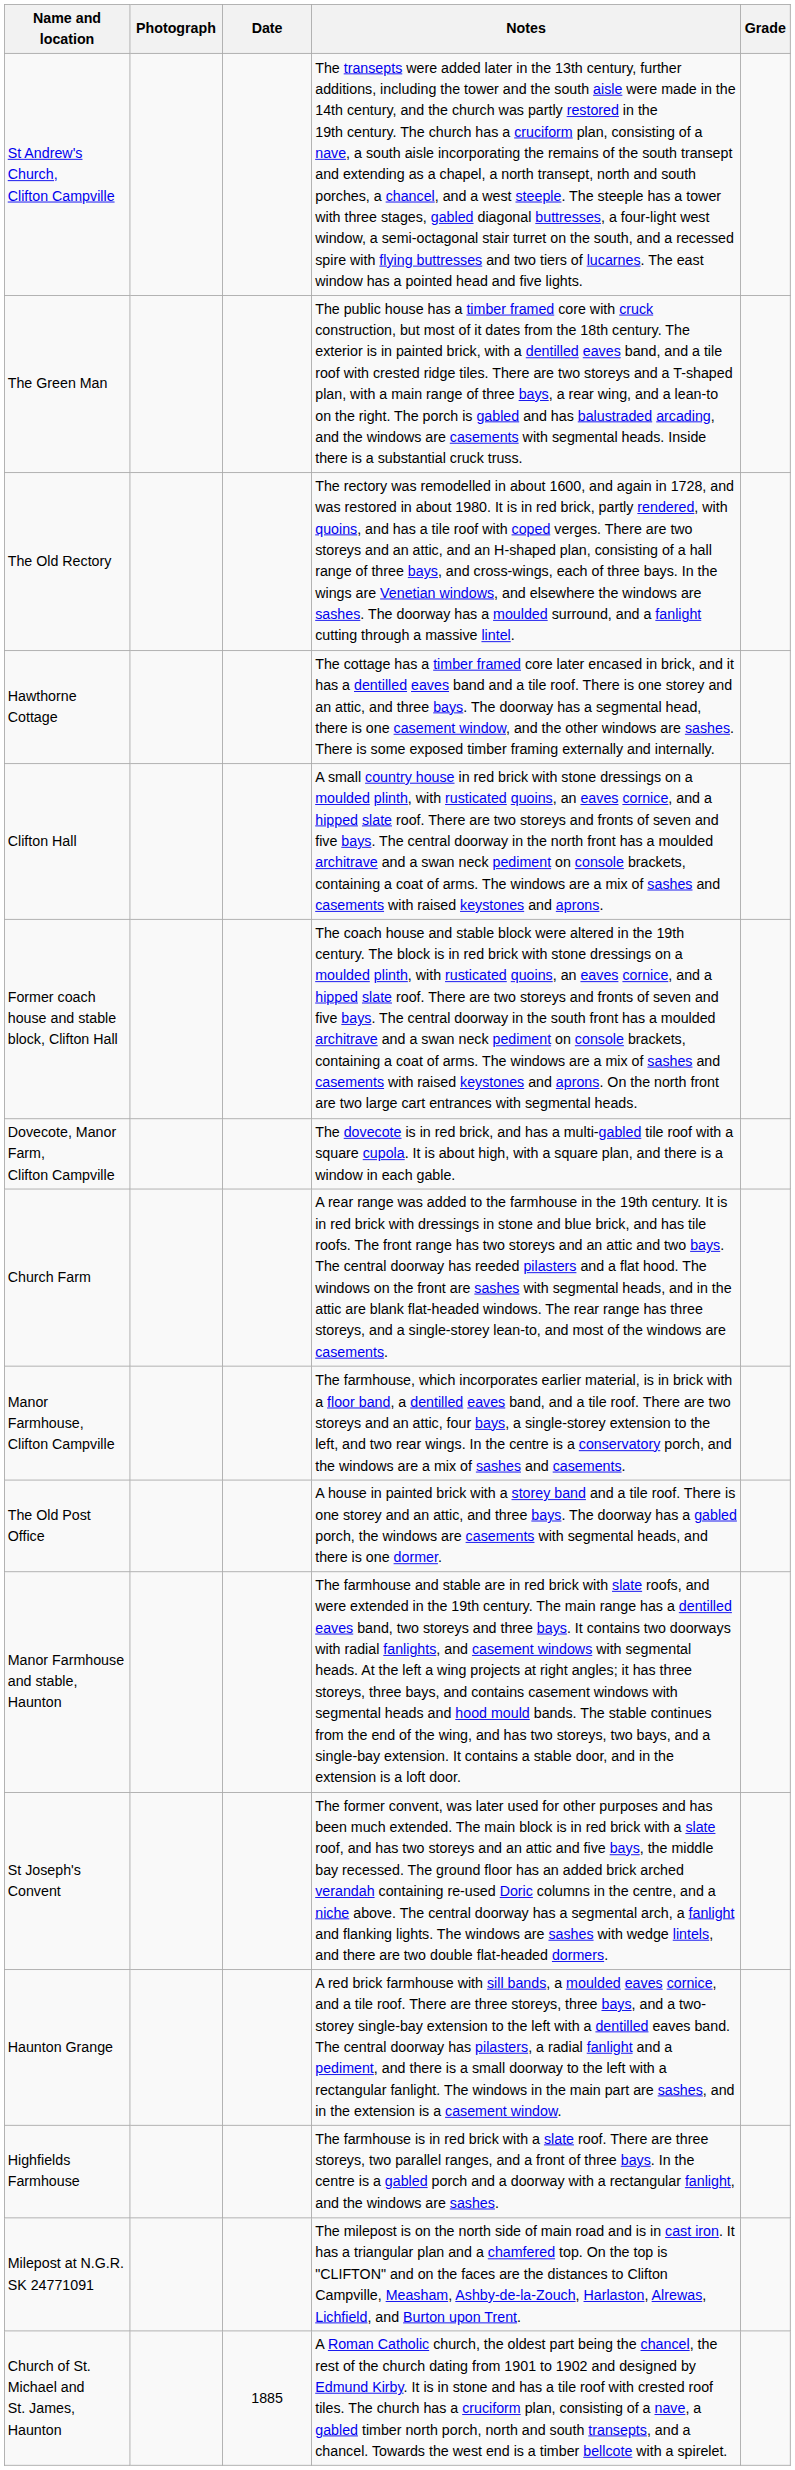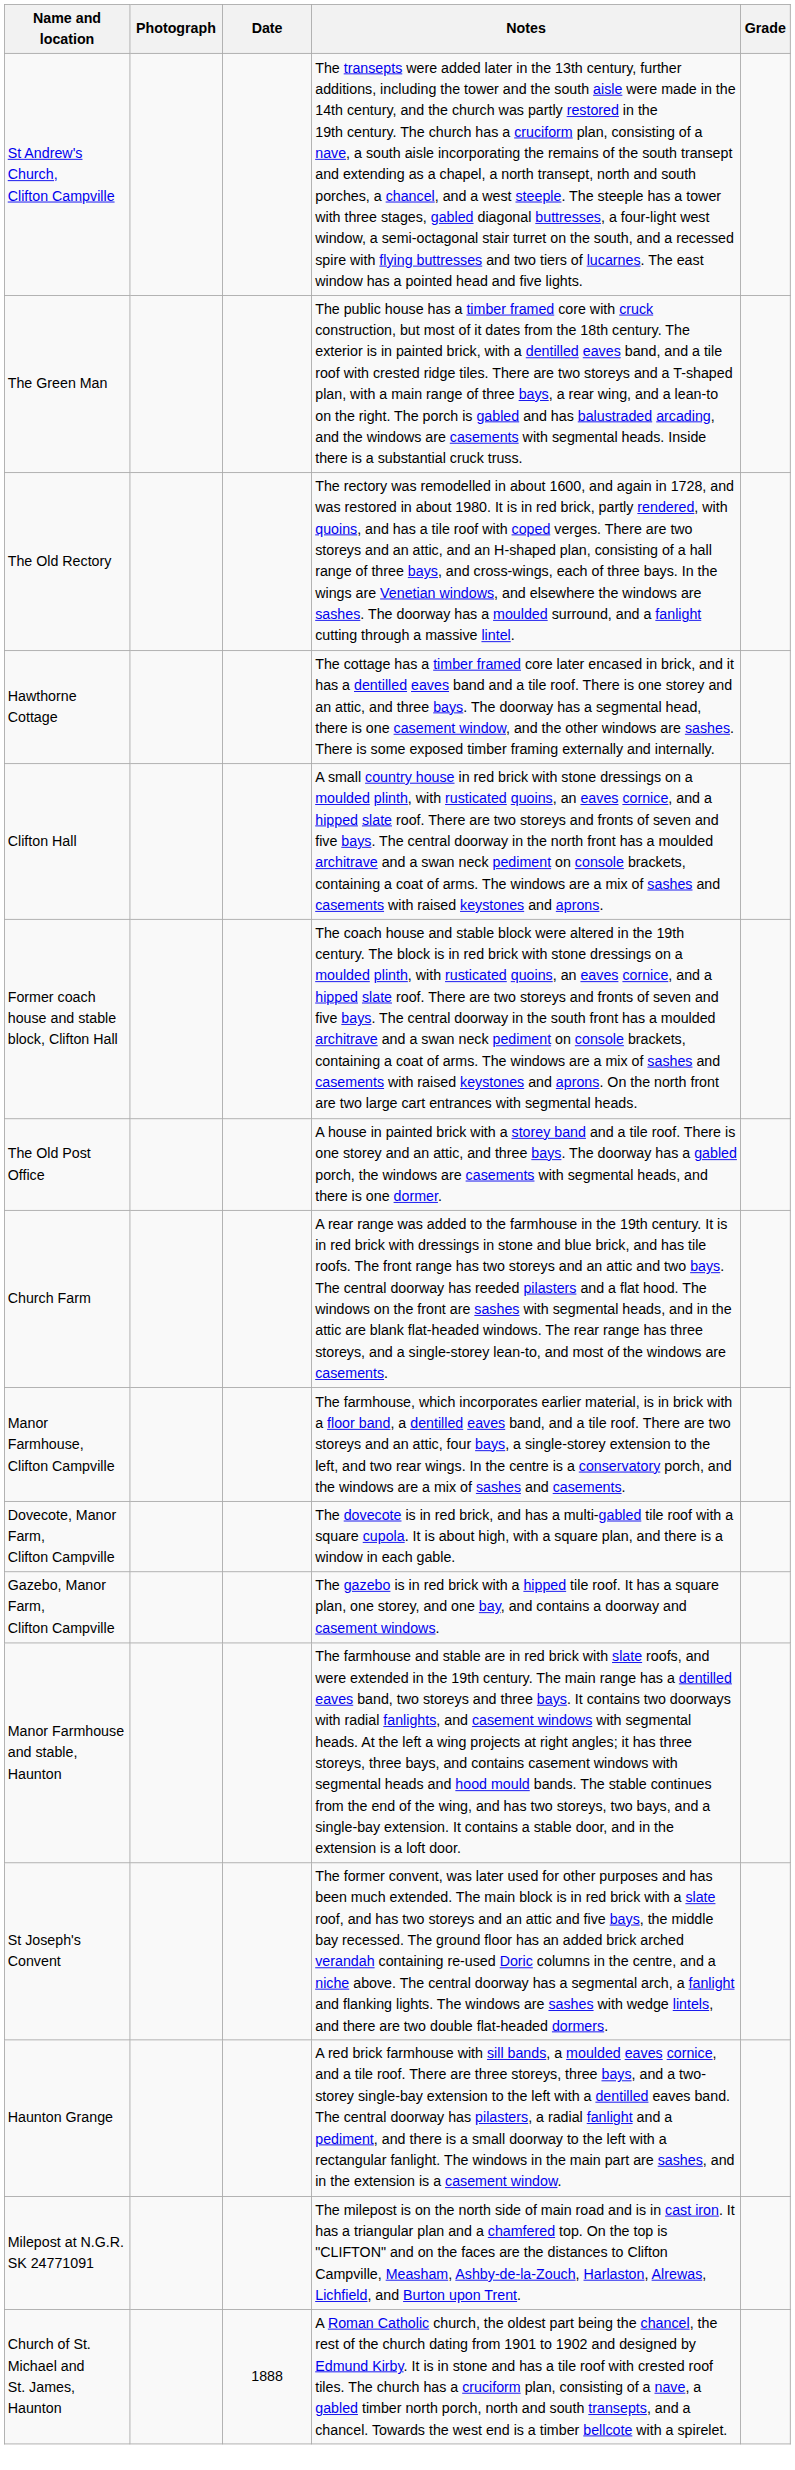rows swapped: (49, 1525) <-> (62, 1153)
+ row: (61, 1607)
- row: (44, 2171)
(267, 2398) 1885 -> (267, 2376) 1888
